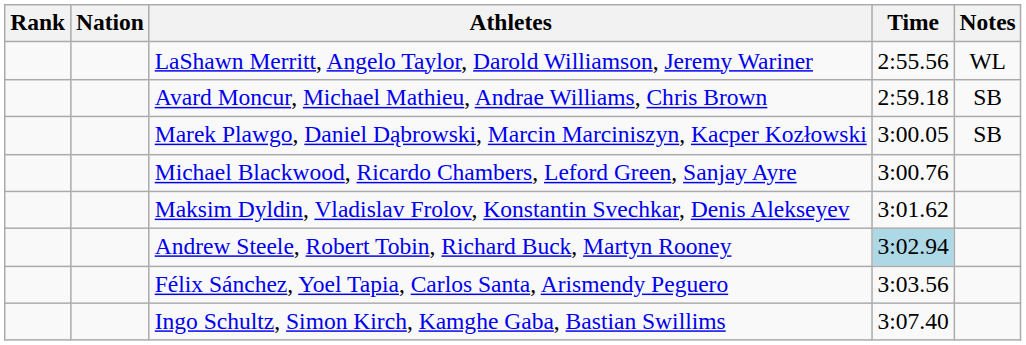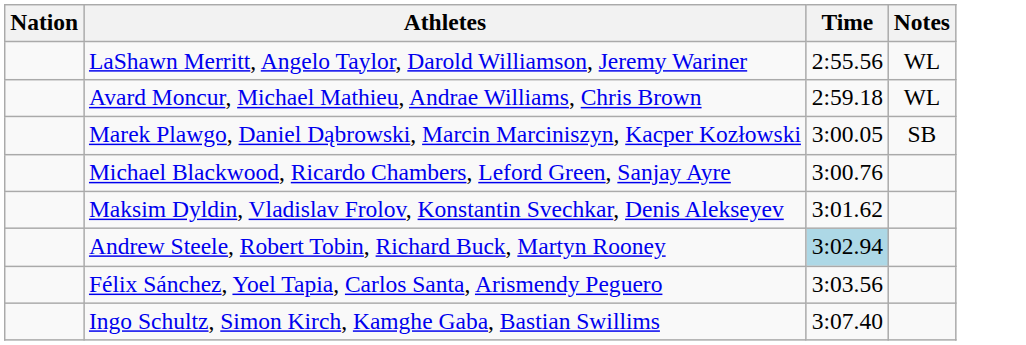- column: (38, 23)
(988, 97) SB -> (922, 97) WL
